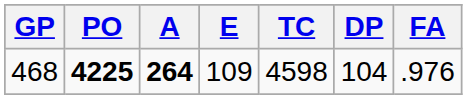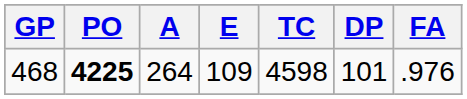(170, 71) bold -> (170, 71) normal
(364, 71) 104 -> (364, 71) 101
